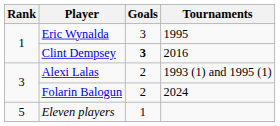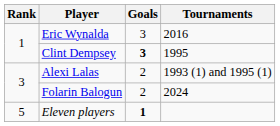(176, 33) 1995 -> (176, 33) 2016
(176, 53) 2016 -> (176, 53) 1995
(143, 111) normal -> (143, 111) bold
